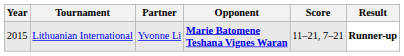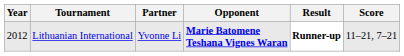columns swapped: (318, 13) <-> (373, 13)
(17, 36) 2015 -> (17, 36) 2012
